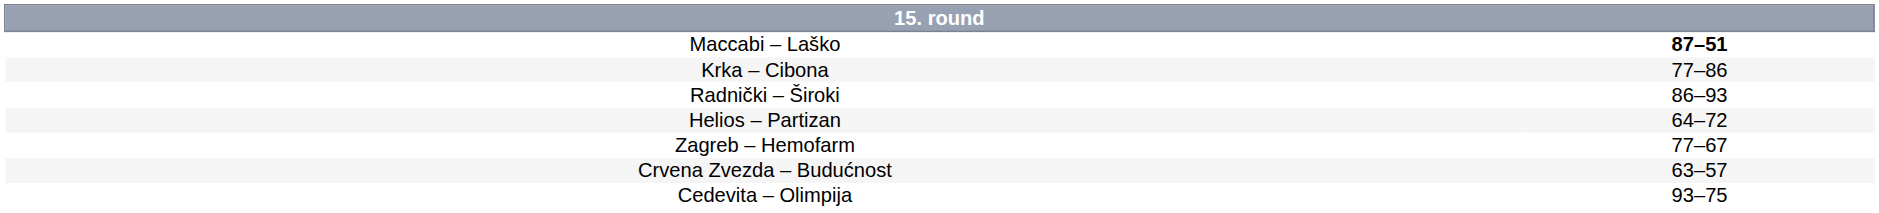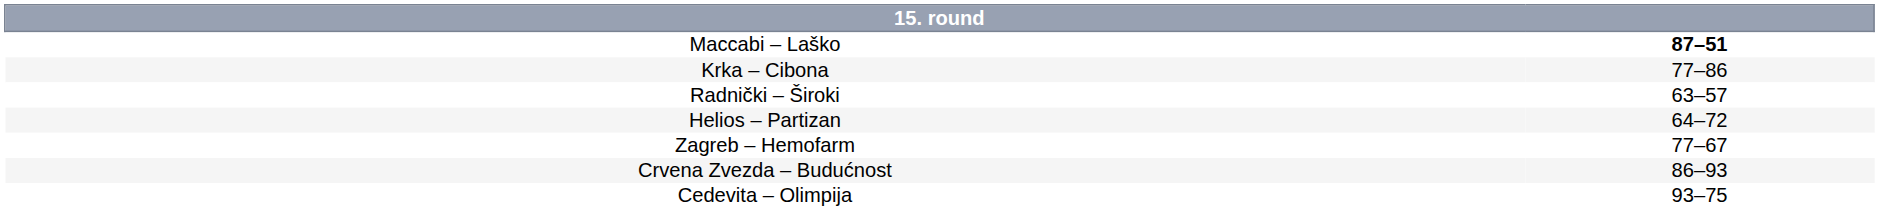(1700, 95) 86–93 -> (1700, 95) 63–57
(1700, 171) 63–57 -> (1700, 171) 86–93
